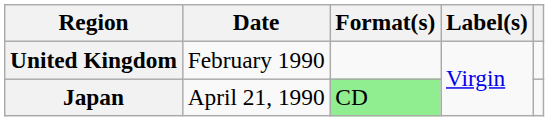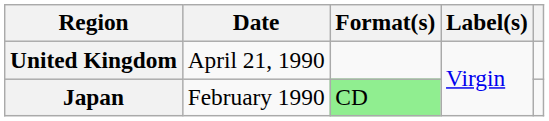(256, 60) February 1990 -> (256, 60) April 21, 1990
(256, 97) April 21, 1990 -> (256, 97) February 1990
